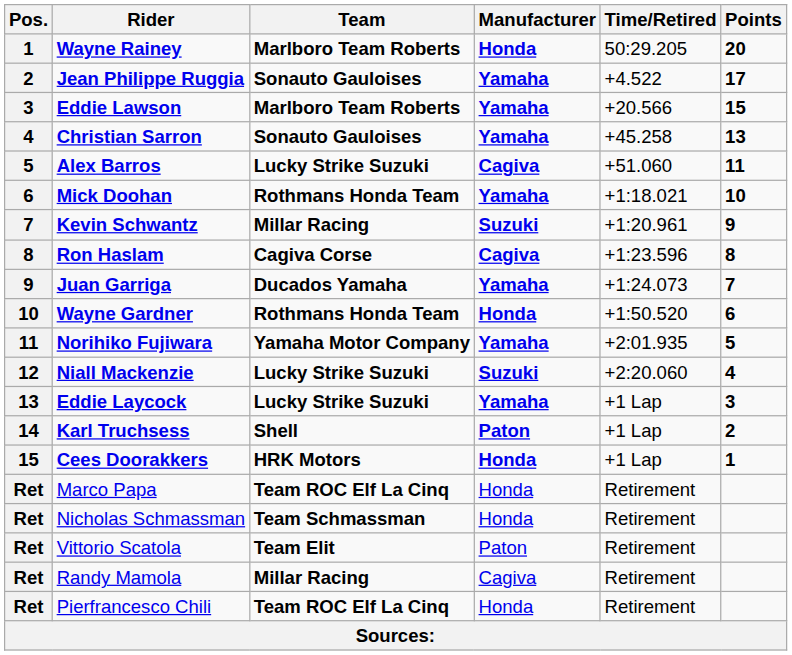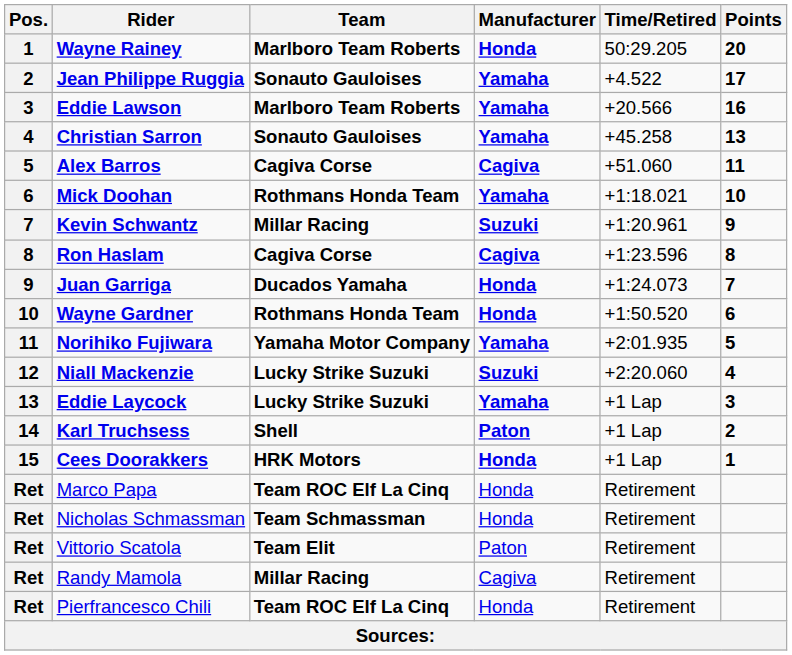(735, 108) 15 -> (735, 108) 16
(341, 166) Lucky Strike Suzuki -> (313, 166) Cagiva Corse
(514, 284) Yamaha -> (507, 284) Honda
